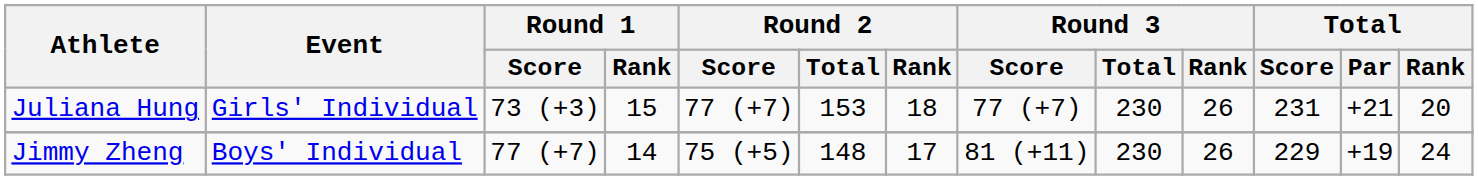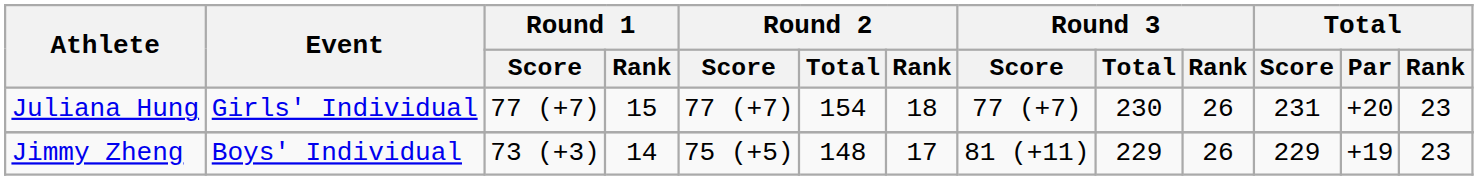(545, 109) 73 (+3) -> (545, 109) 77 (+7)
(843, 109) 153 -> (843, 109) 154
(1370, 109) +21 -> (1370, 109) +20
(1436, 109) 20 -> (1436, 109) 23
(545, 153) 77 (+7) -> (545, 153) 73 (+3)
(1139, 153) 230 -> (1139, 153) 229
(1436, 153) 24 -> (1436, 153) 23
